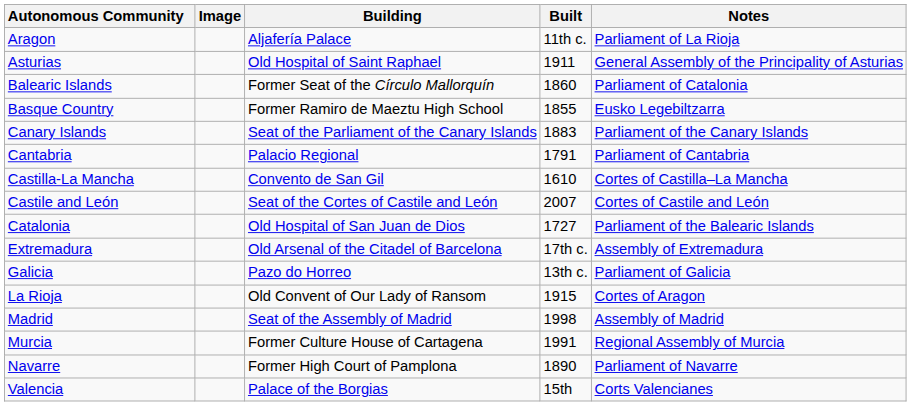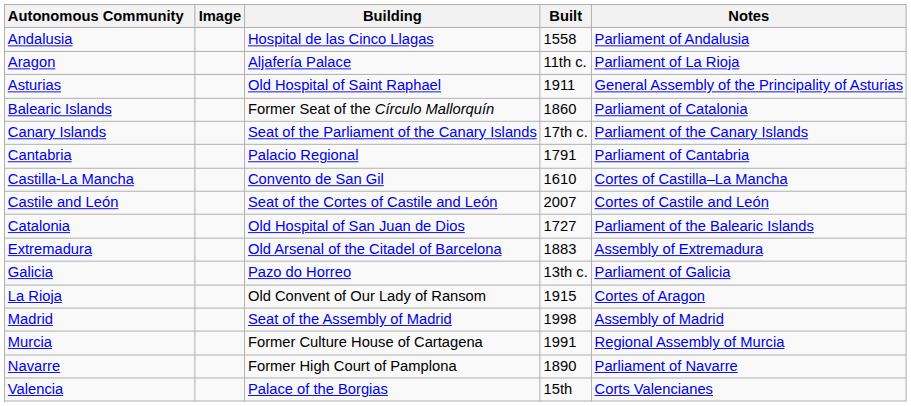+ row: (40, 39)
- row: (61, 109)
(560, 132) 1883 -> (566, 132) 17th c.
(566, 249) 17th c. -> (560, 249) 1883
